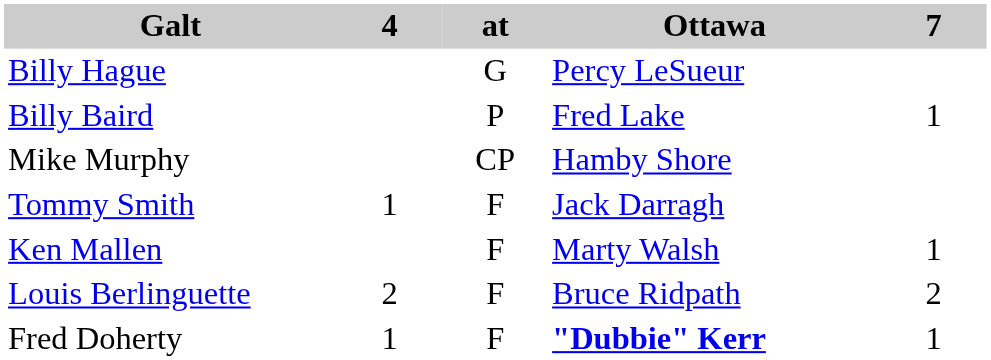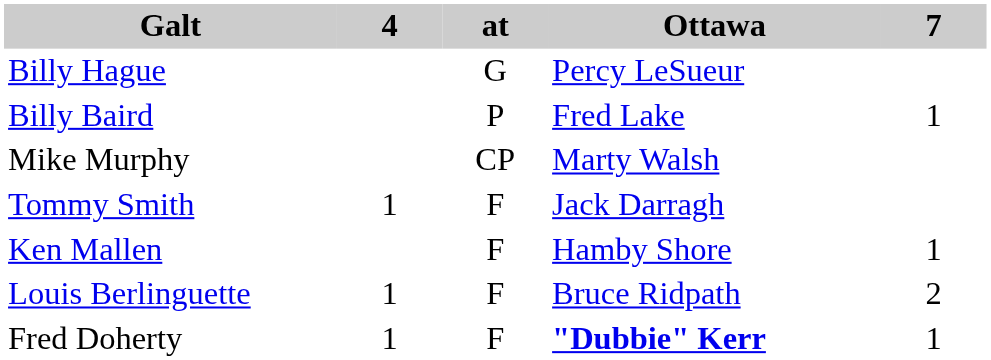(642, 159) Hamby Shore -> (636, 159) Marty Walsh
(636, 249) Marty Walsh -> (642, 249) Hamby Shore
(390, 293) 2 -> (390, 293) 1
